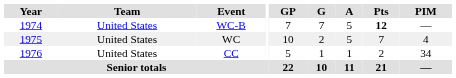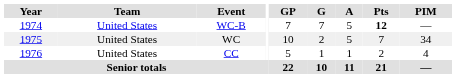(426, 39) 4 -> (426, 39) 34
(426, 53) 34 -> (426, 53) 4
